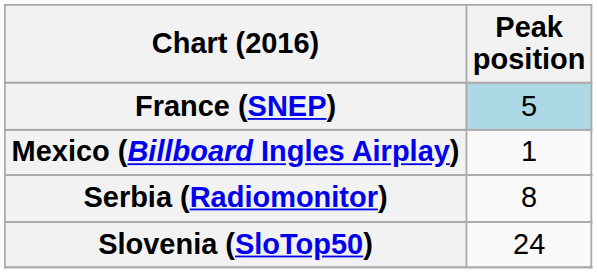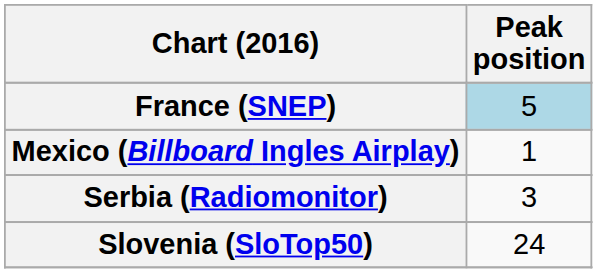(529, 197) 8 -> (529, 197) 3
